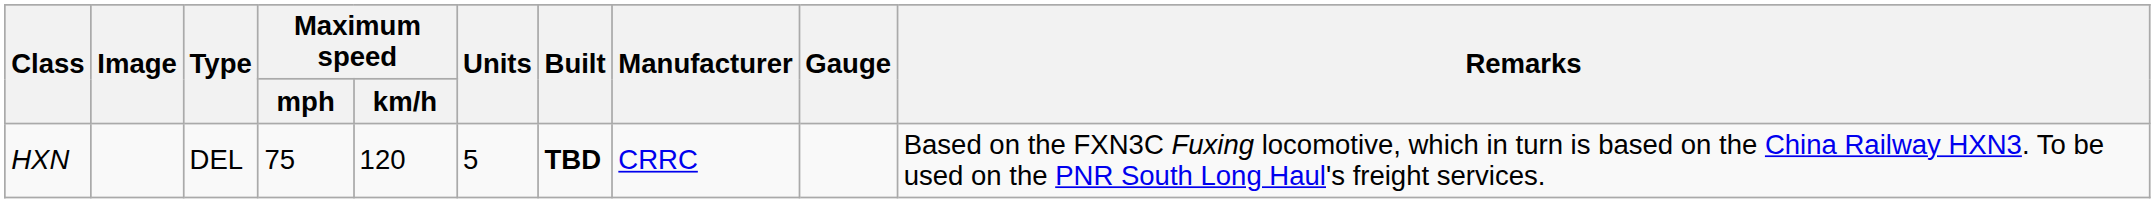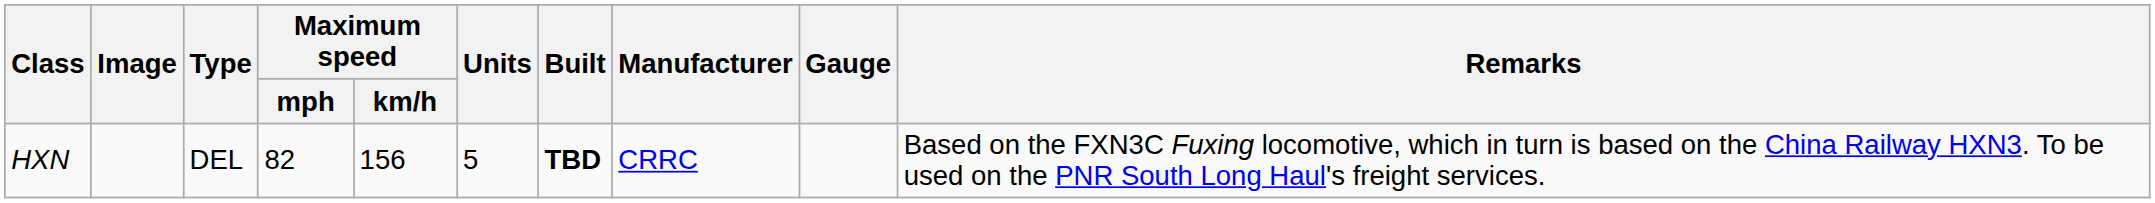(280, 160) 75 -> (280, 160) 82
(383, 160) 120 -> (383, 160) 156
